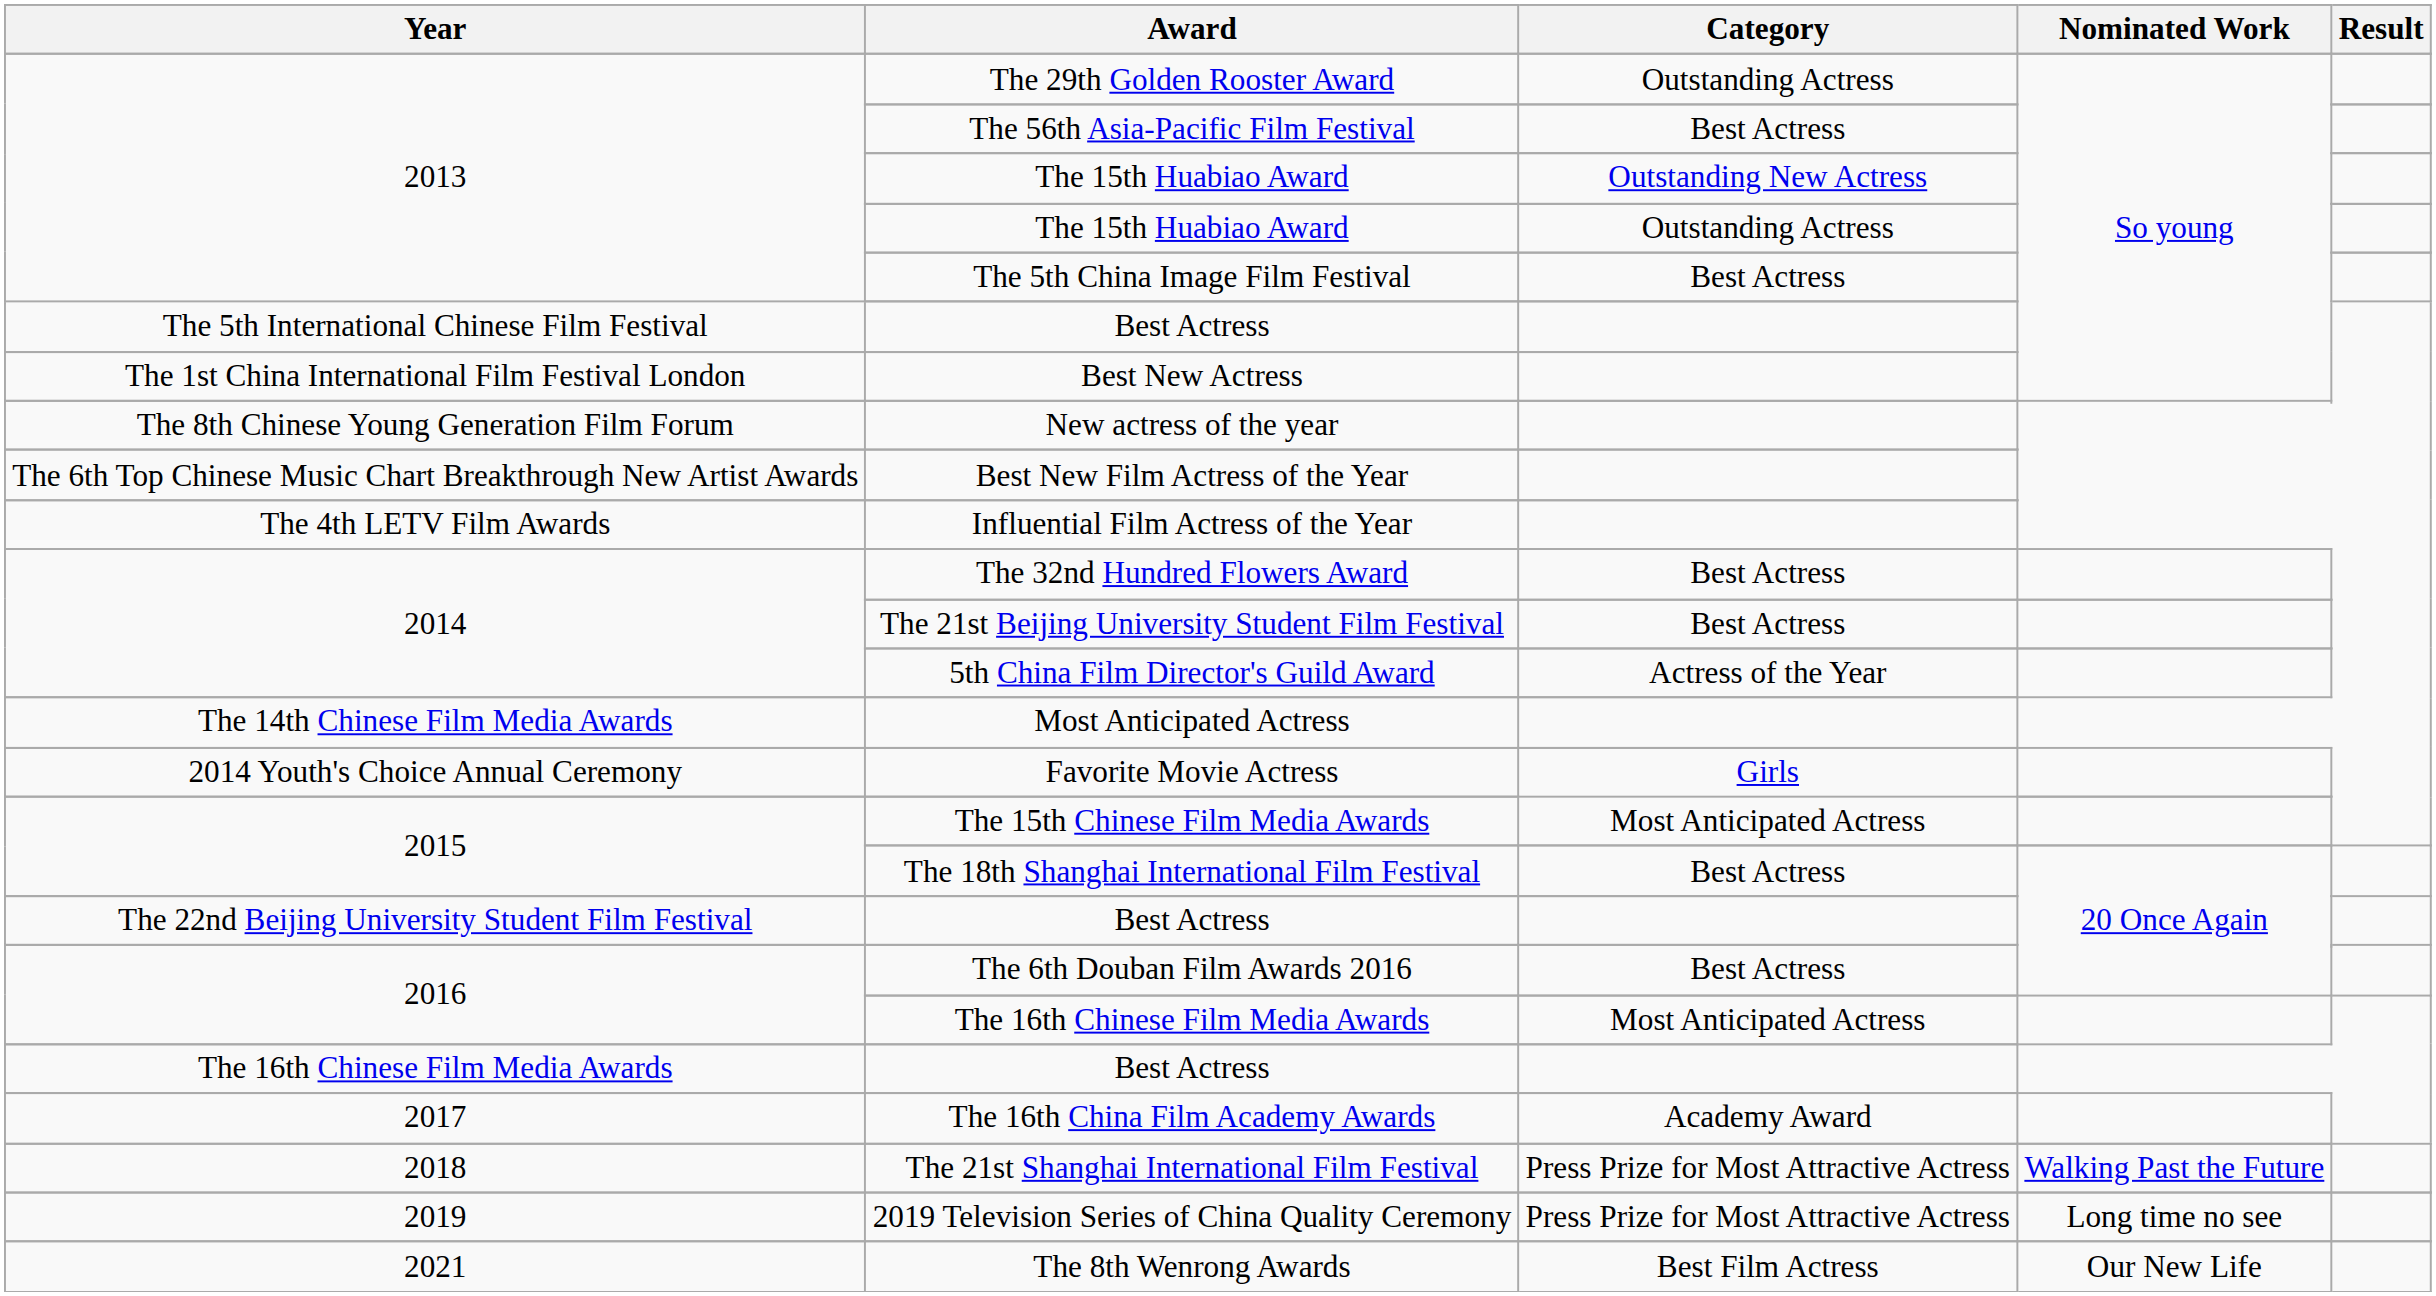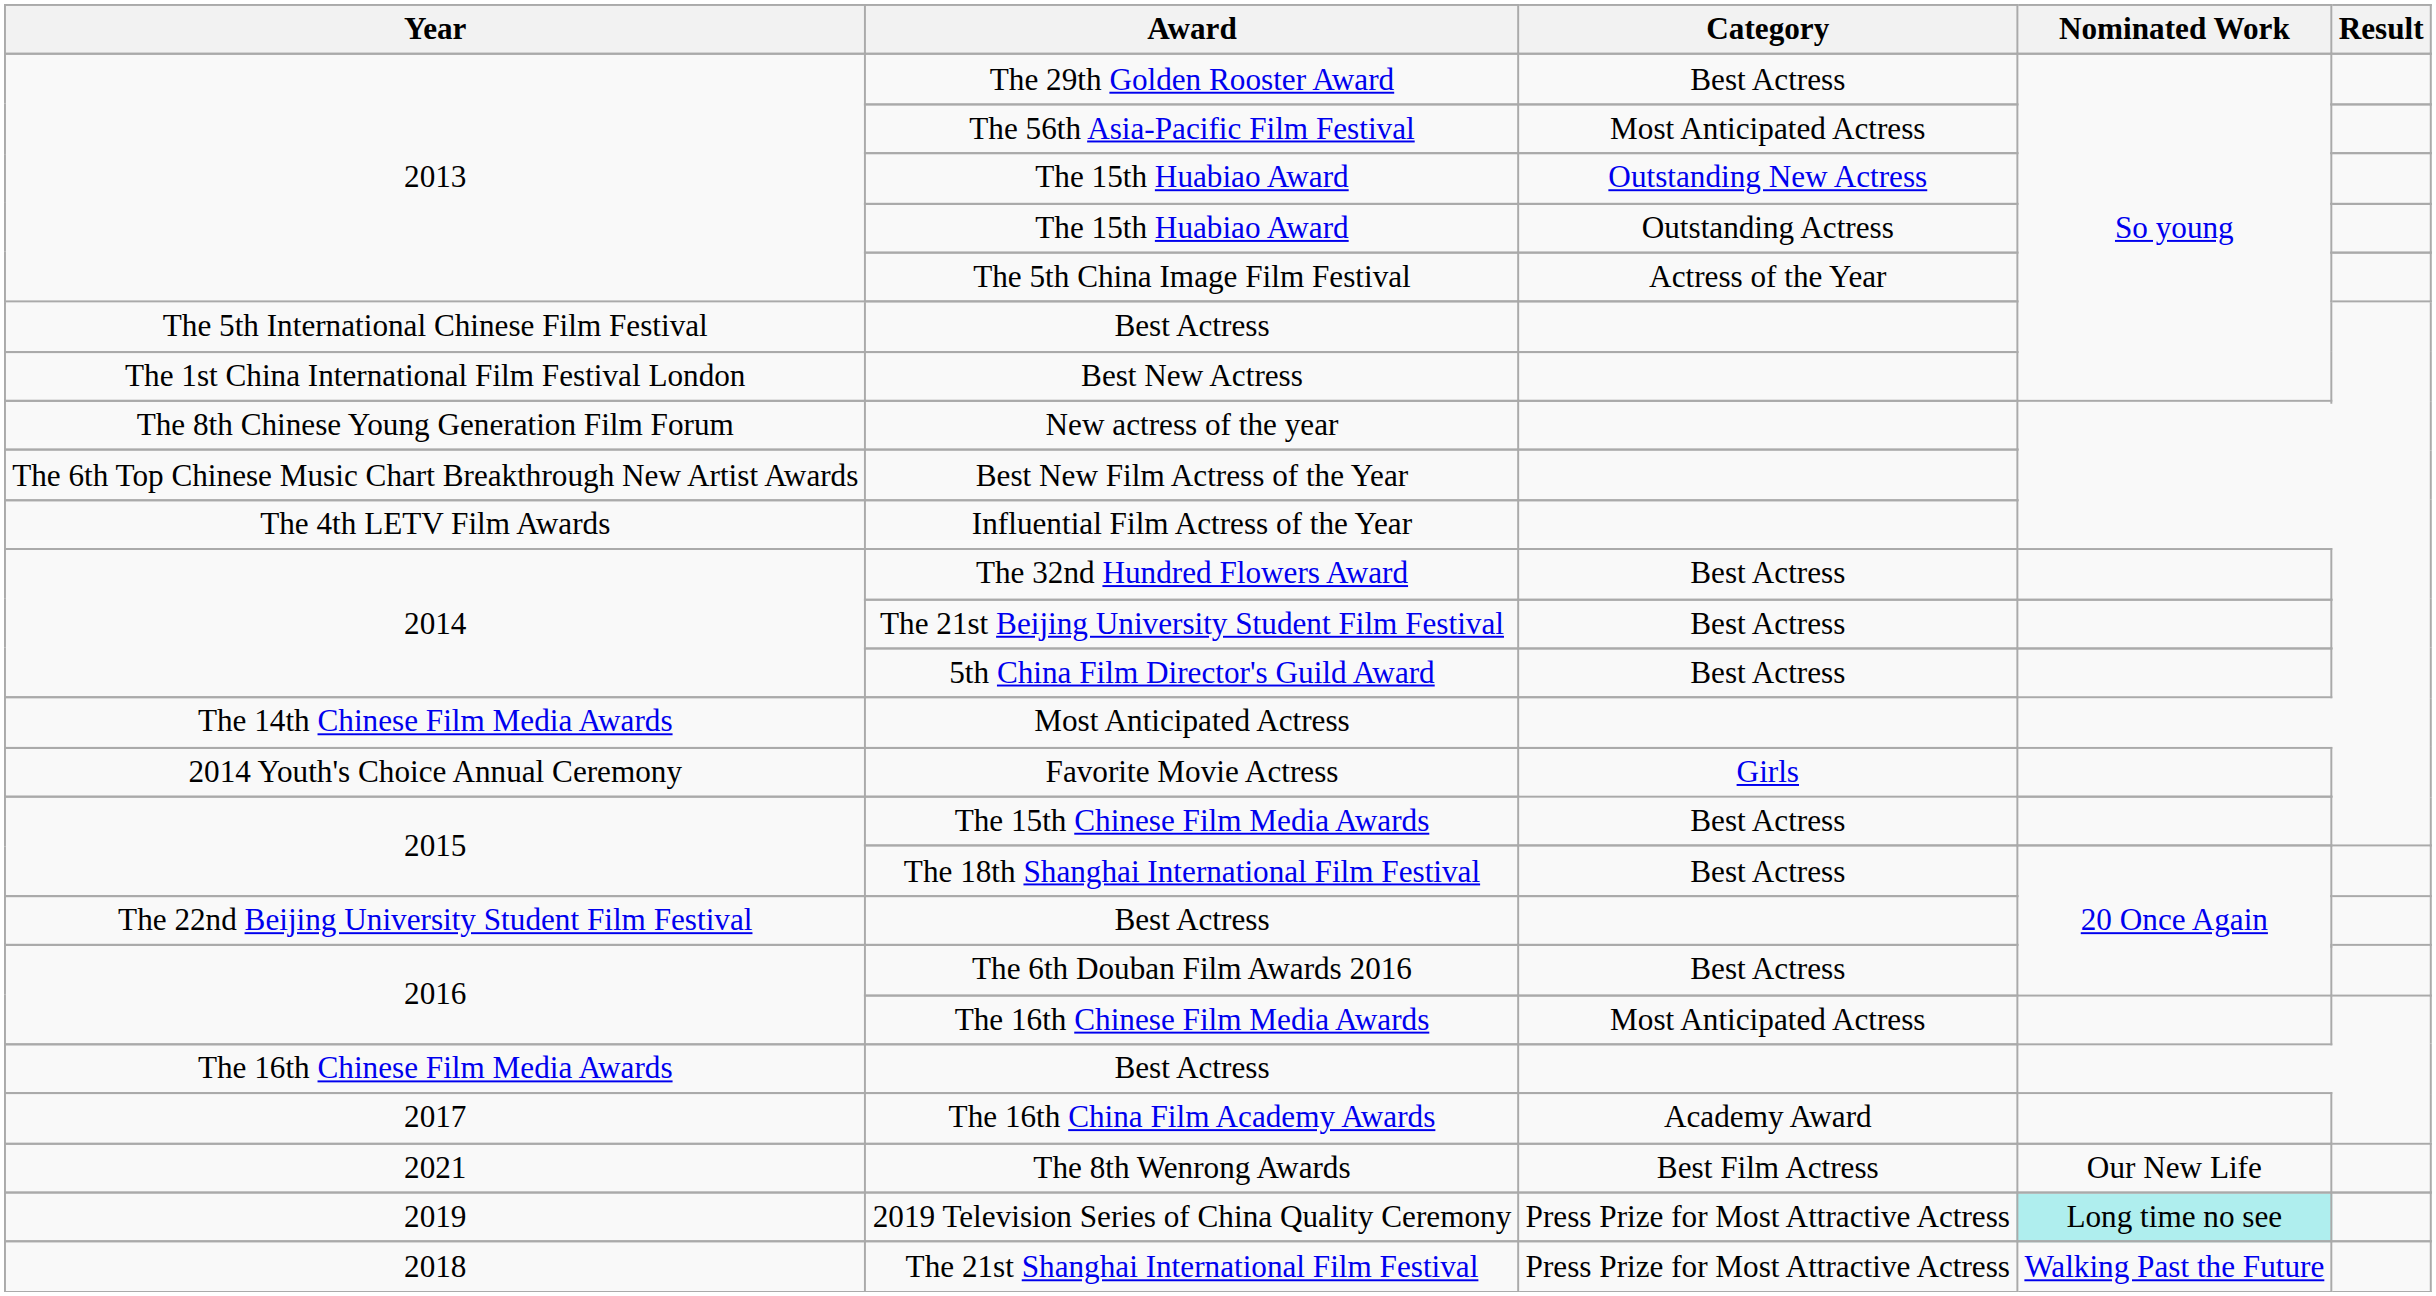(1768, 78) Outstanding Actress -> (1768, 78) Best Actress
(1768, 128) Best Actress -> (1768, 128) Most Anticipated Actress
(1768, 276) Best Actress -> (1768, 276) Actress of the Year
(1768, 672) Actress of the Year -> (1768, 672) Best Actress
(1768, 820) Most Anticipated Actress -> (1768, 820) Best Actress
rows swapped: (435, 1167) <-> (435, 1266)
(2174, 1216) no background -> (2174, 1216) paleturquoise background
